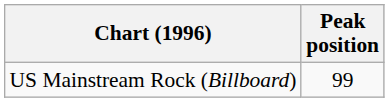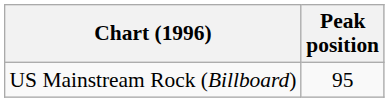(343, 79) 99 -> (343, 79) 95
